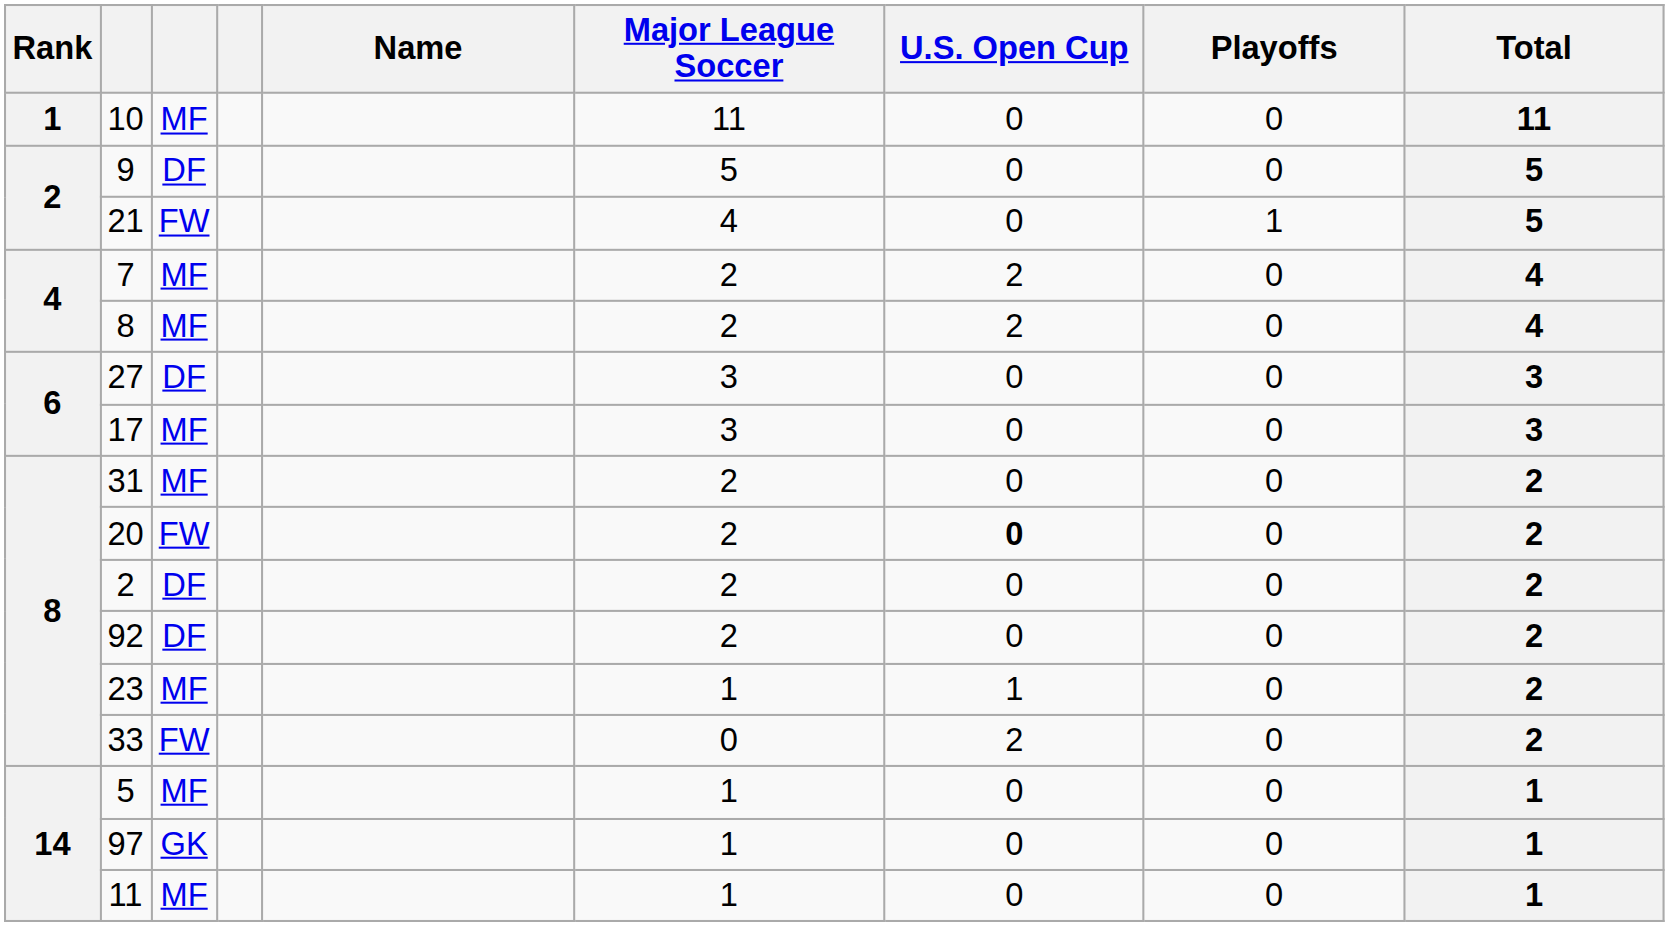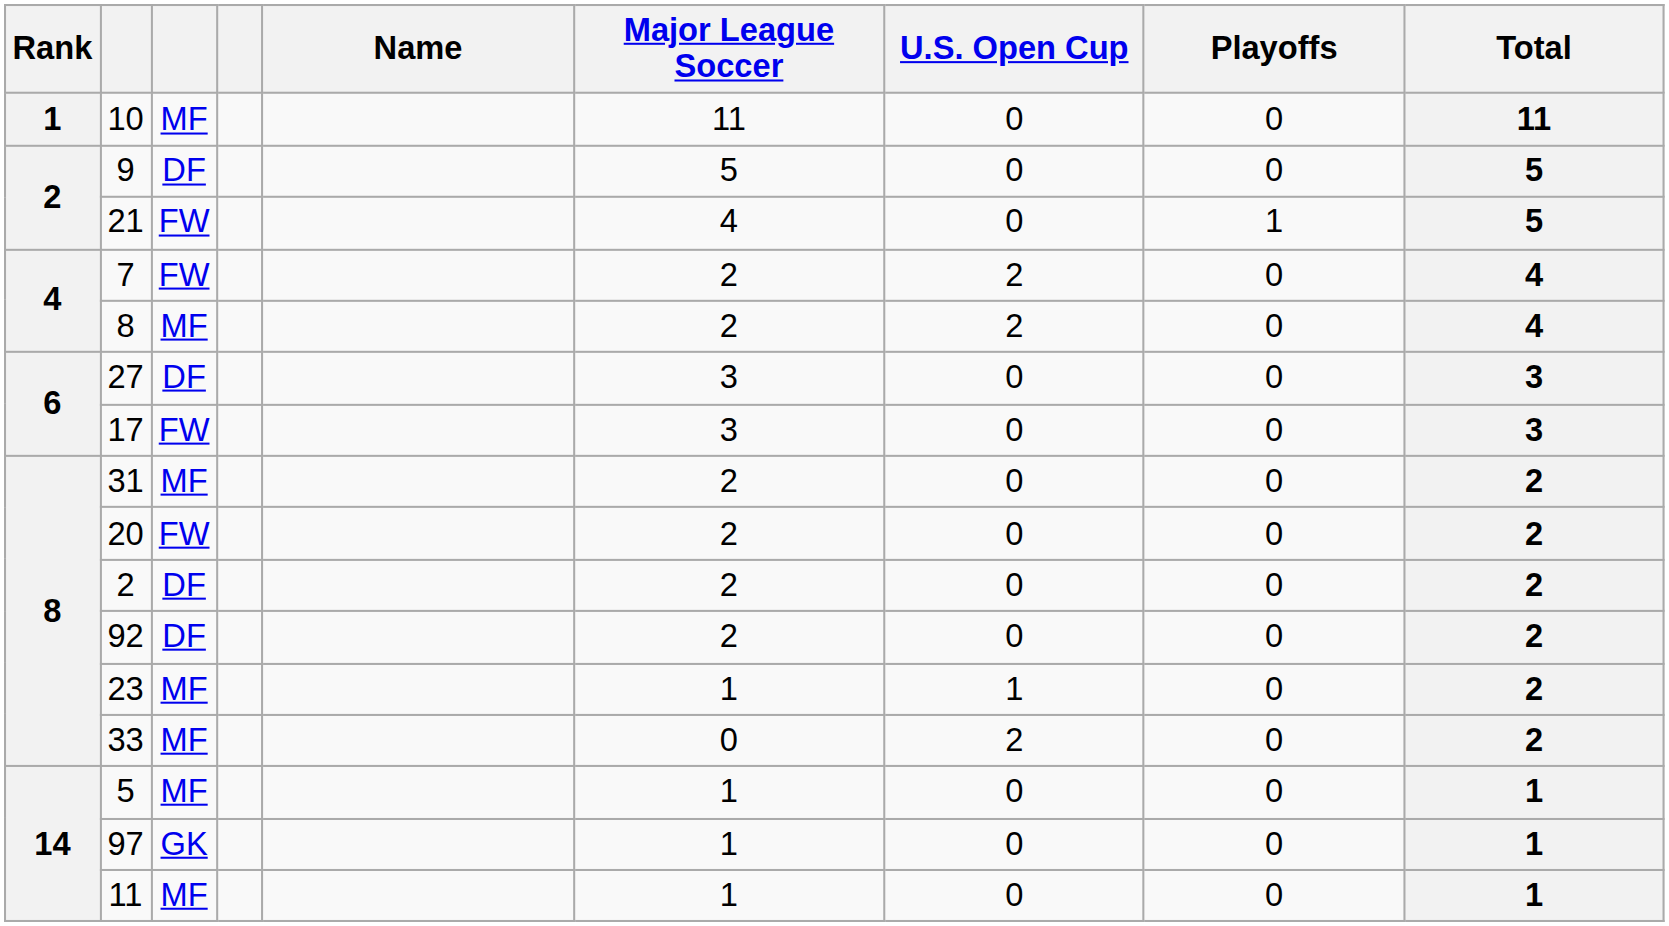(184, 274) MF -> (184, 274) FW
(184, 429) MF -> (184, 429) FW
(1014, 532) bold -> (1014, 532) normal
(184, 740) FW -> (184, 740) MF
